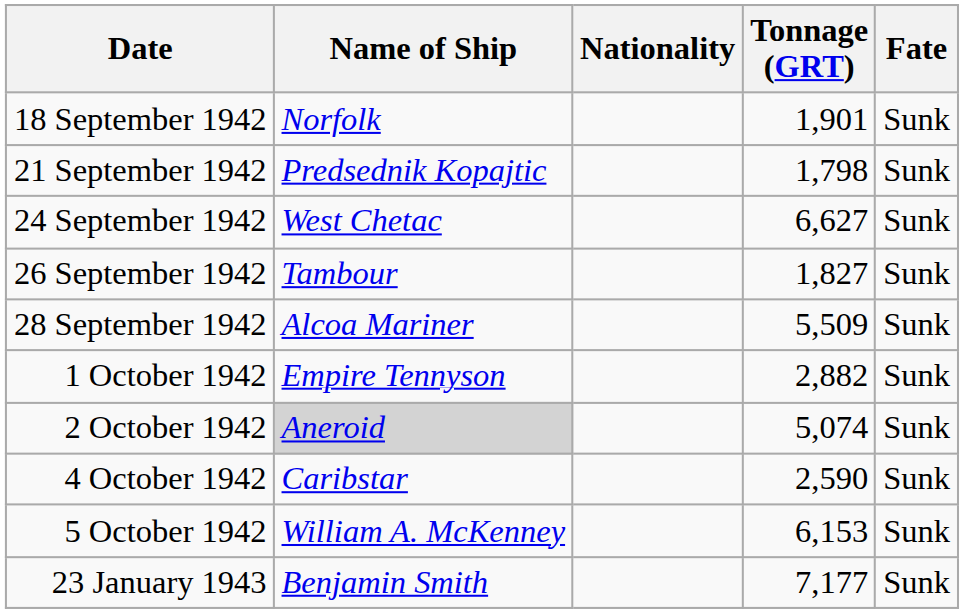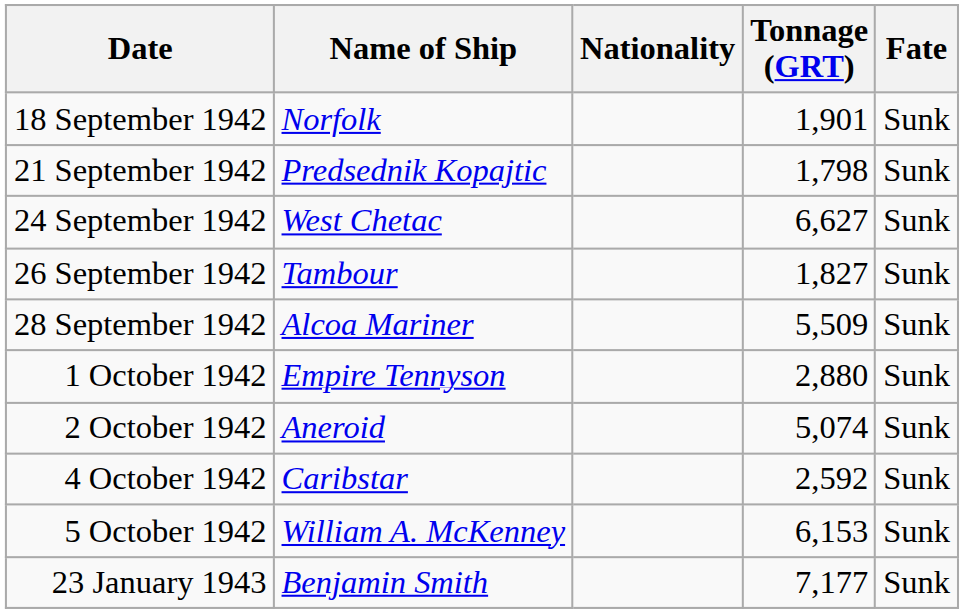(832, 375) 2,882 -> (832, 375) 2,880
(333, 427) lightgrey background -> (333, 427) no background
(832, 478) 2,590 -> (832, 478) 2,592
